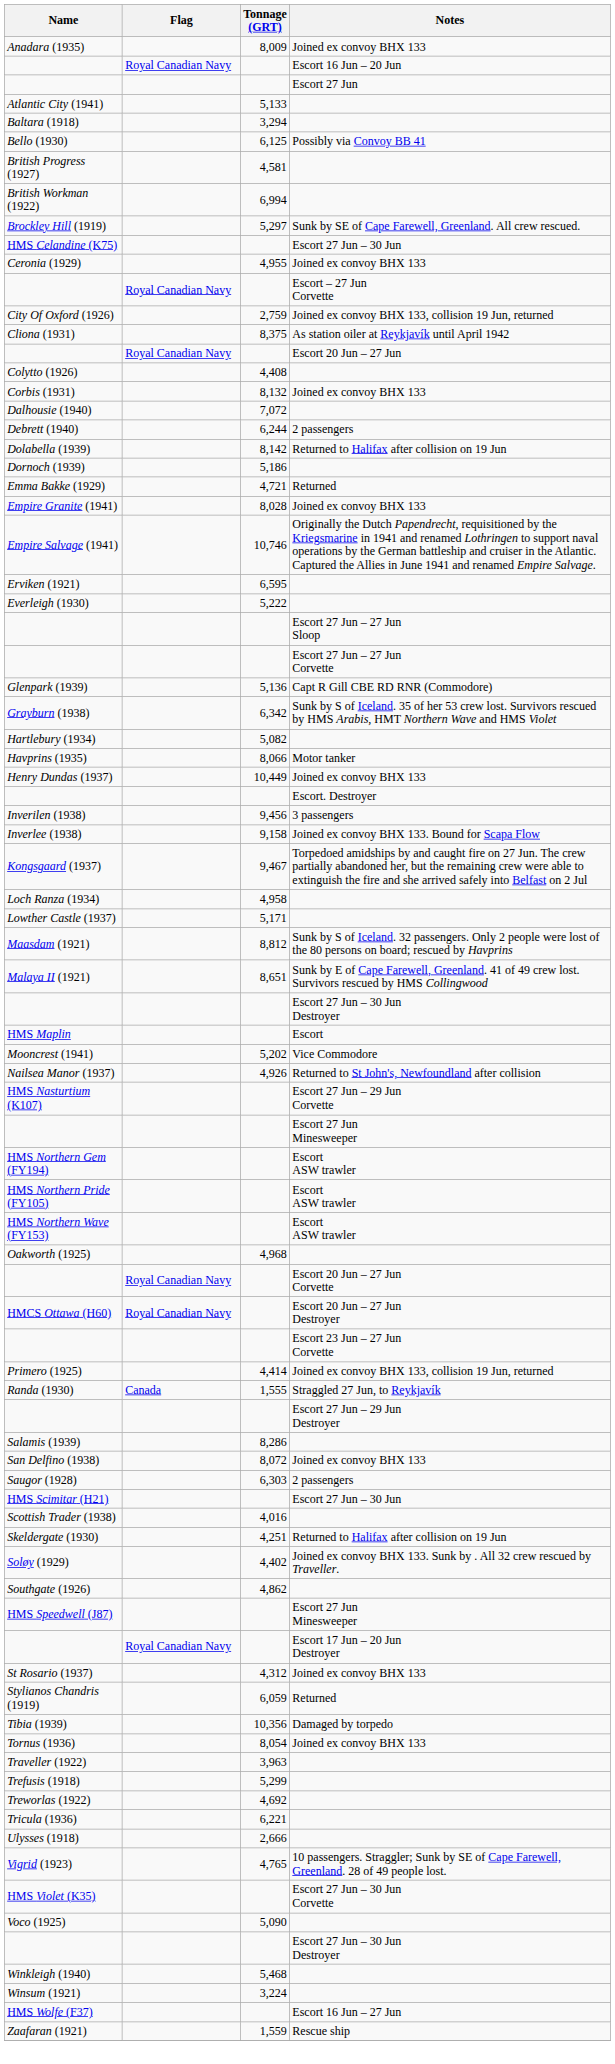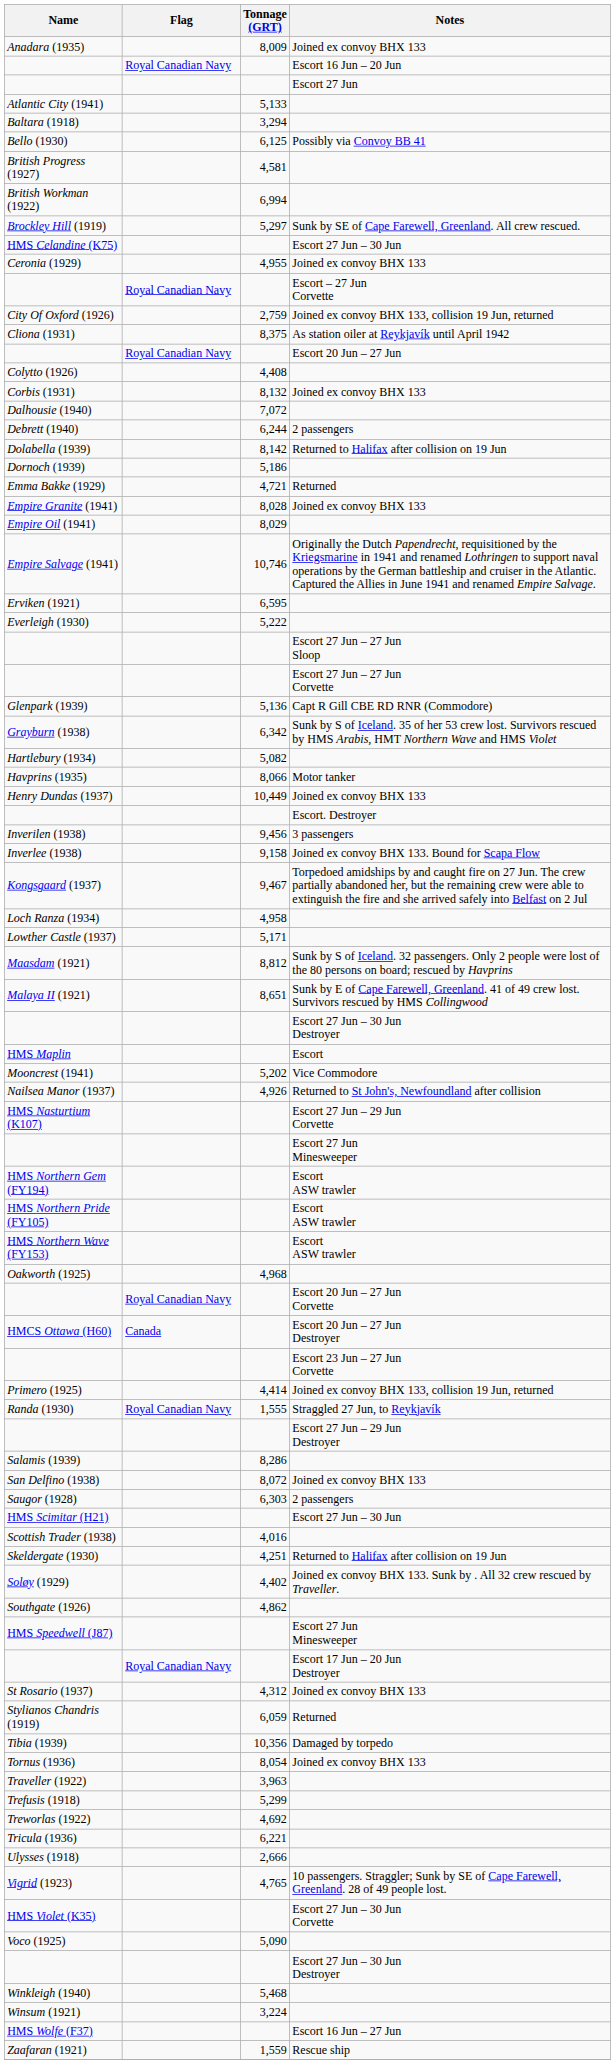+ row: (51, 524)
(178, 1312) Royal Canadian Navy -> (143, 1331) Canada
(143, 1390) Canada -> (178, 1409) Royal Canadian Navy
